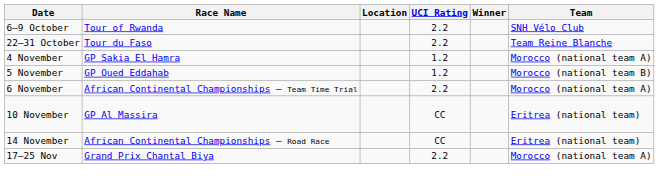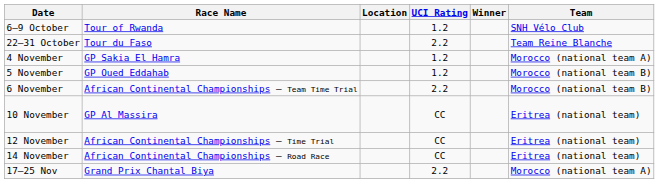(440, 27) 2.2 -> (440, 27) 1.2
(581, 88) Morocco (national team A) -> (581, 88) Morocco (national team B)
+ row: (38, 140)
